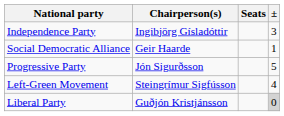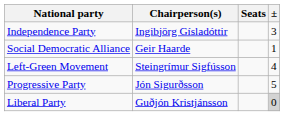rows swapped: (57, 84) <-> (46, 66)
